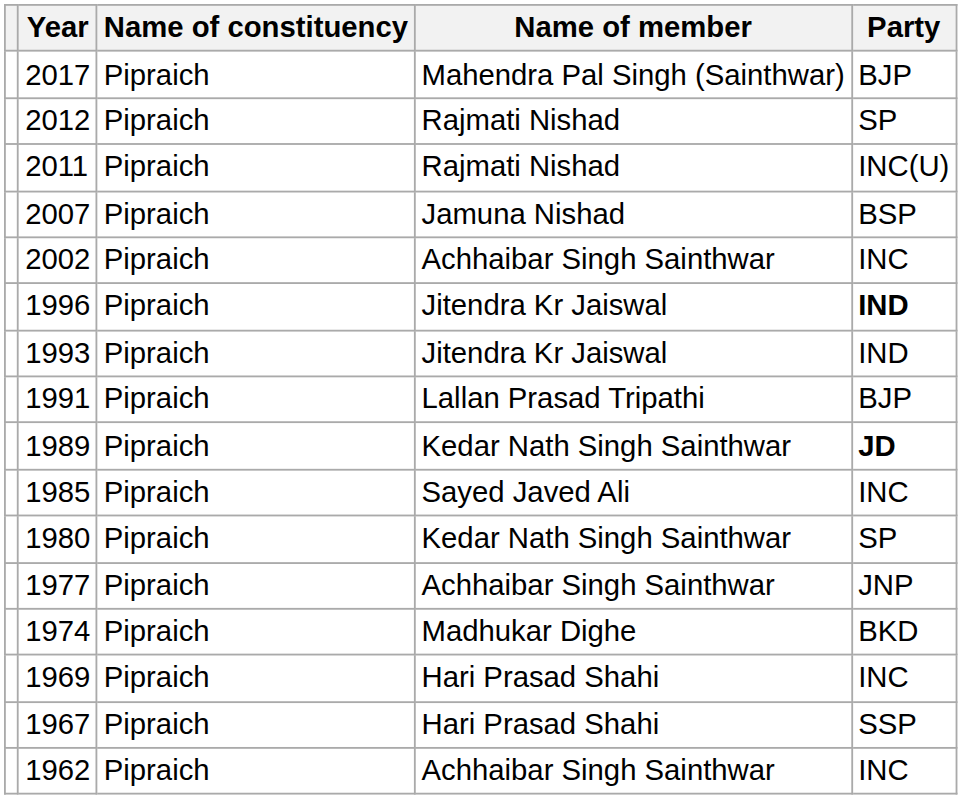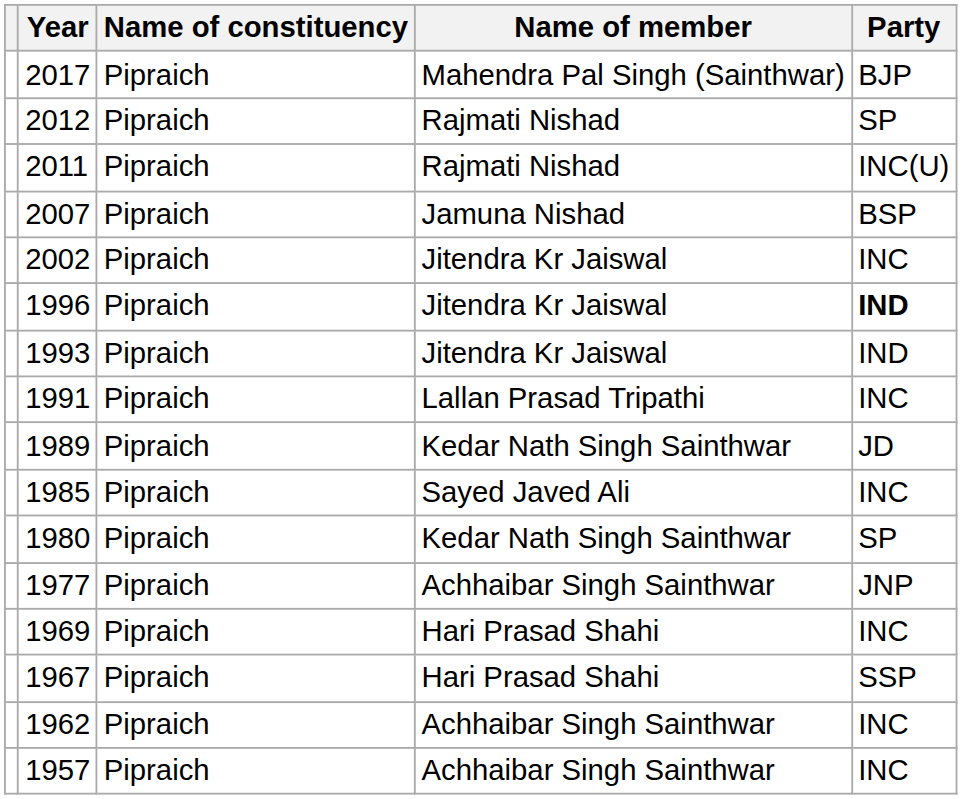(598, 259) Achhaibar Singh Sainthwar -> (544, 259) Jitendra Kr Jaiswal
(885, 399) BJP -> (883, 399) INC
(877, 445) bold -> (876, 445) normal
- row: (58, 631)
+ row: (58, 770)
